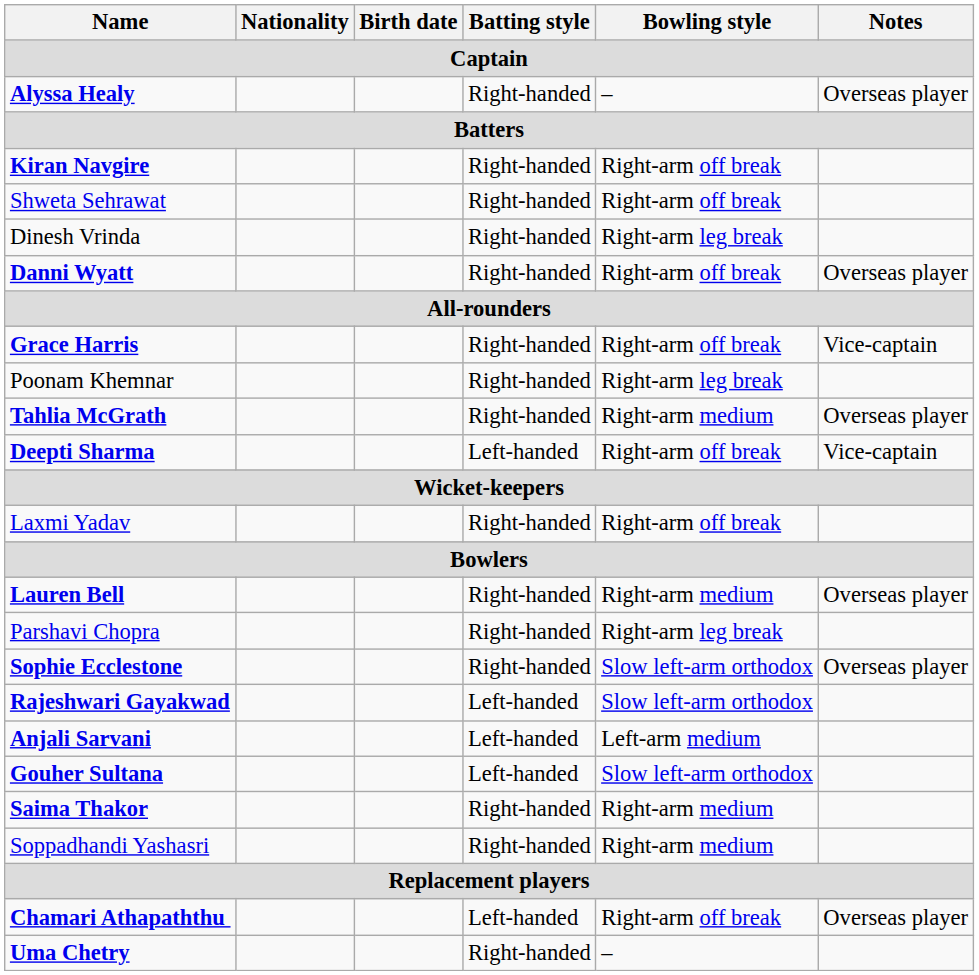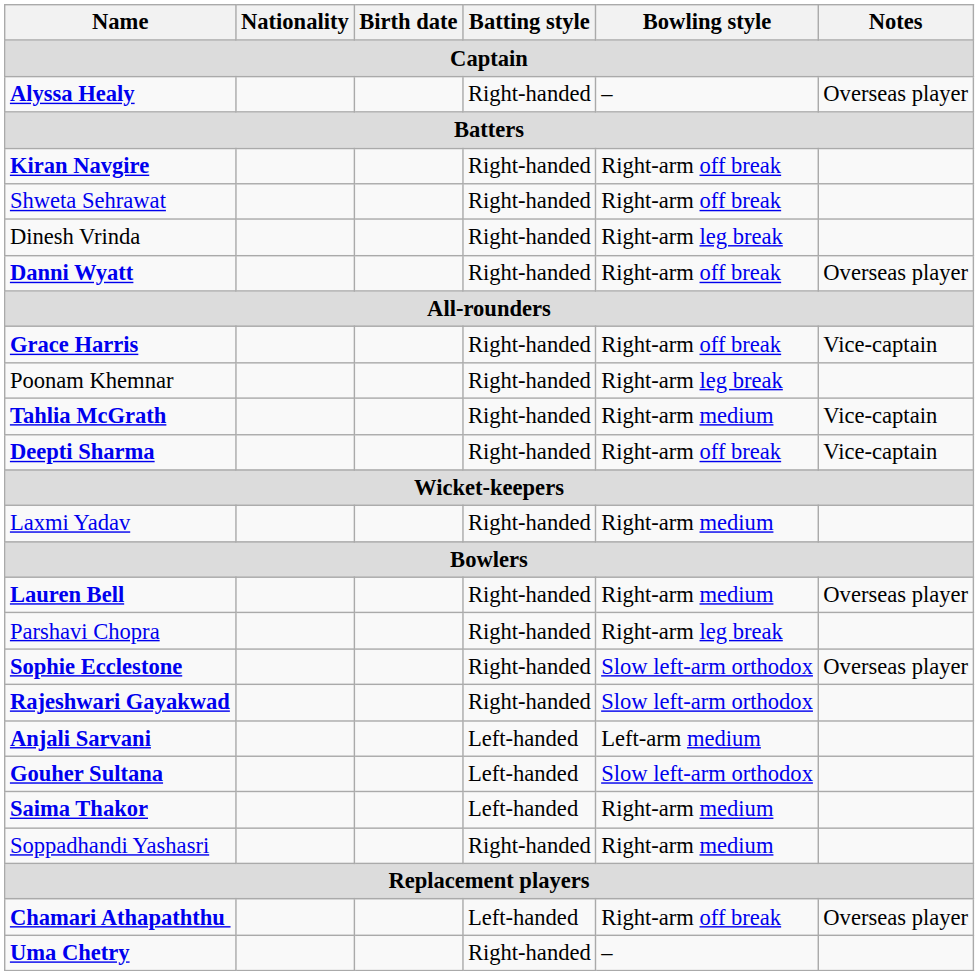(896, 415) Overseas player -> (880, 415) Vice-captain
(523, 451) Left-handed -> (529, 451) Right-handed
(691, 523) Right-arm off break -> (687, 523) Right-arm medium
(523, 702) Left-handed -> (529, 702) Right-handed
(529, 809) Right-handed -> (523, 809) Left-handed
